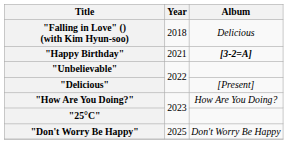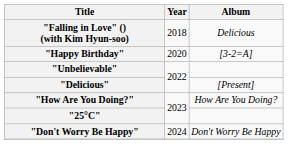(177, 54) 2021 -> (177, 54) 2020
(236, 54) bold -> (236, 54) normal
(177, 131) 2025 -> (177, 131) 2024
